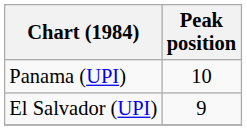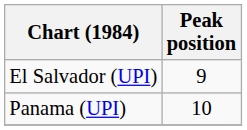rows swapped: (83, 108) <-> (68, 76)
